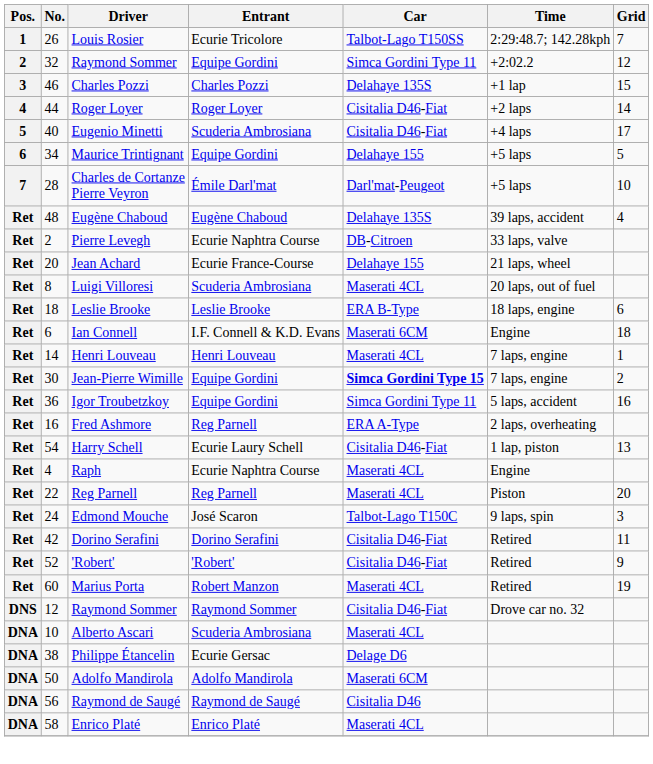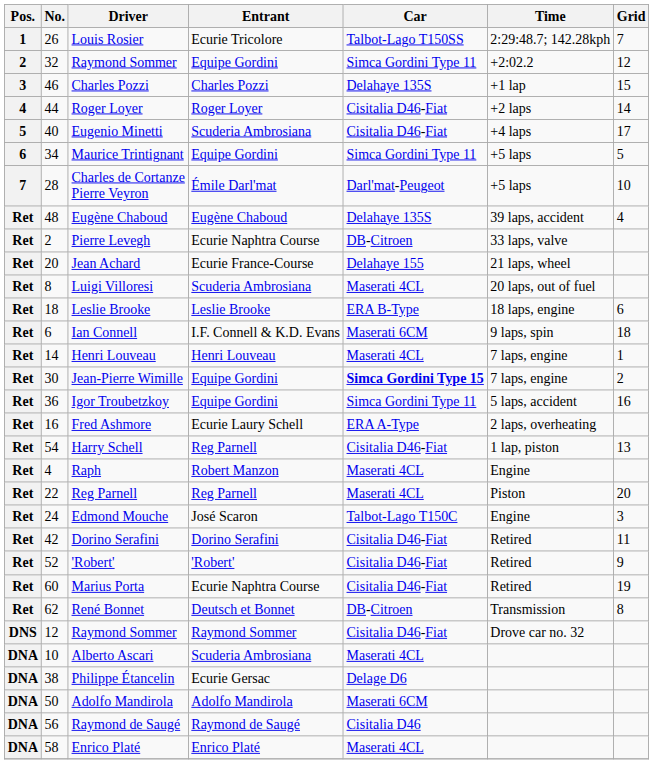(385, 154) Delahaye 155 -> (411, 154) Simca Gordini Type 11
(510, 332) Engine -> (522, 332) 9 laps, spin
(224, 424) Reg Parnell -> (247, 424) Ecurie Laury Schell
(247, 447) Ecurie Laury Schell -> (224, 447) Reg Parnell
(255, 470) Ecurie Naphtra Course -> (235, 470) Robert Manzon
(522, 516) 9 laps, spin -> (510, 516) Engine
(235, 586) Robert Manzon -> (255, 586) Ecurie Naphtra Course
(385, 586) Maserati 4CL -> (397, 586) Cisitalia D46-Fiat
+ row: (51, 609)
